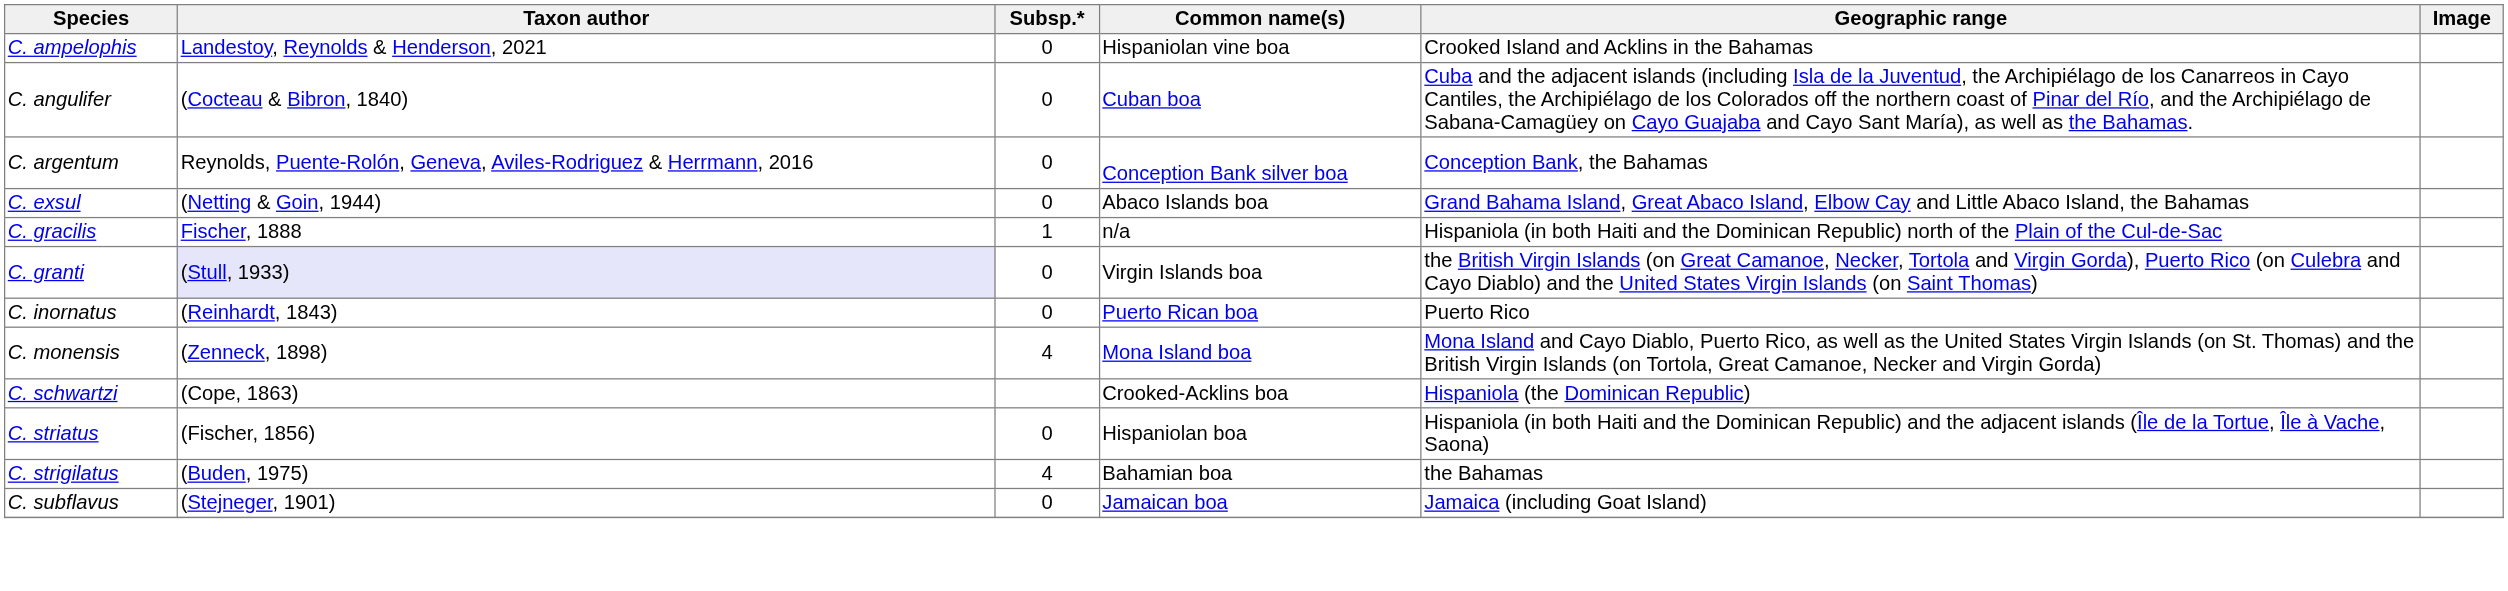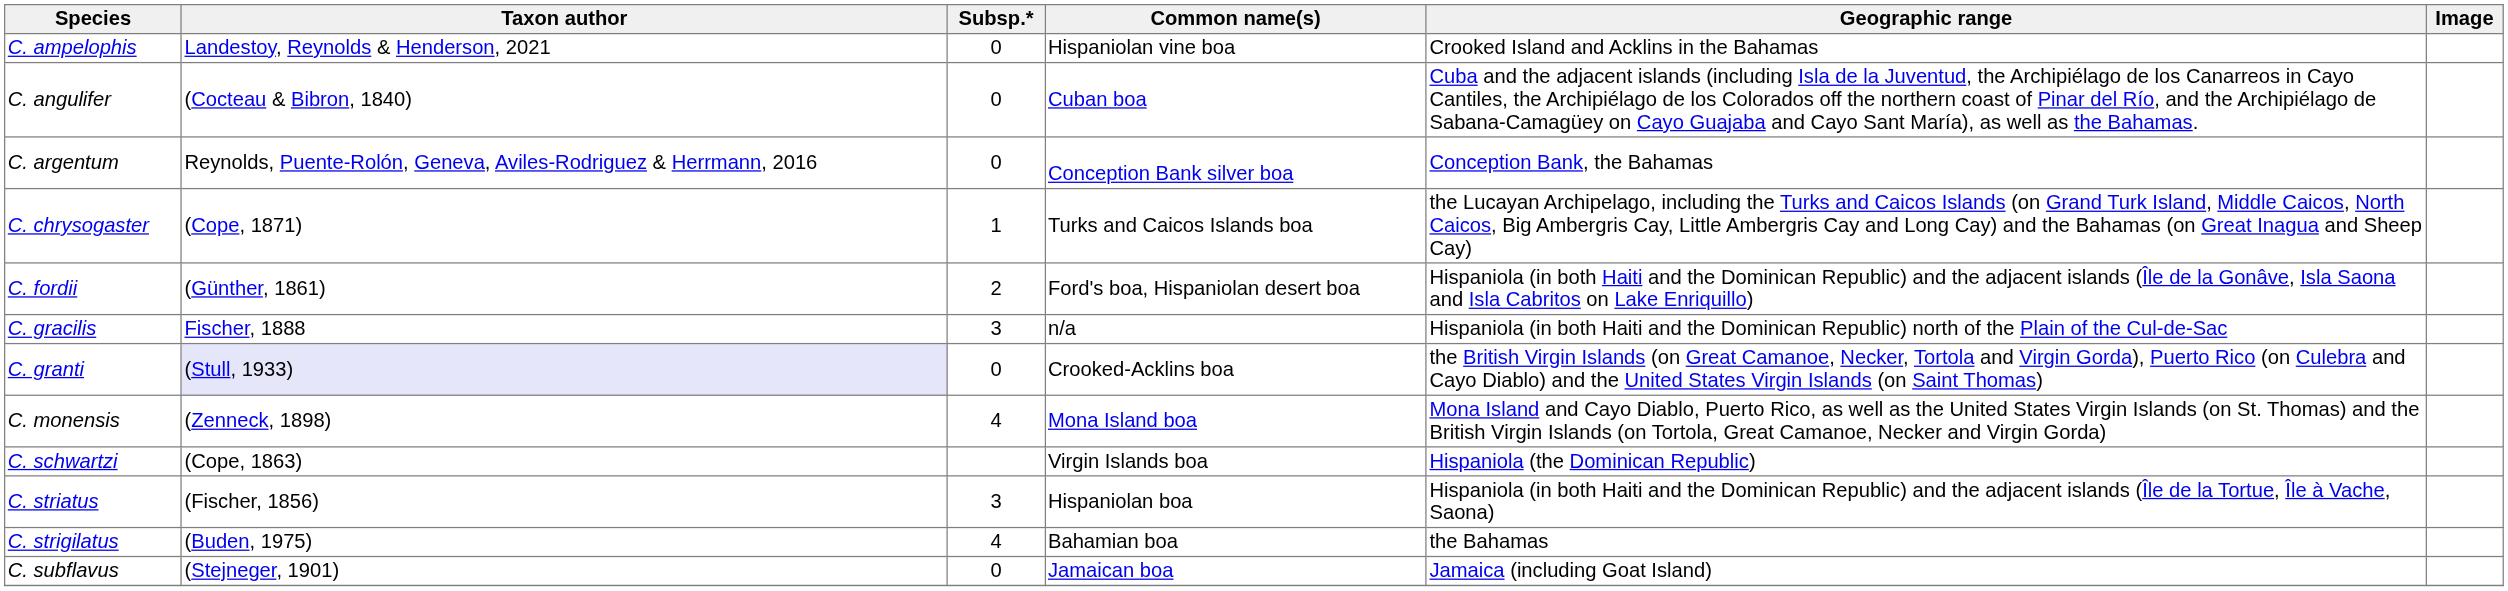+ row: (78, 225)
- row: (44, 202)
+ row: (43, 288)
(1047, 231) 1 -> (996, 328) 3
(1182, 272) Virgin Islands boa -> (1141, 369) Crooked-Acklins boa
- row: (62, 312)
(1195, 393) Crooked-Acklins boa -> (1128, 461) Virgin Islands boa
(1047, 433) 0 -> (996, 501) 3
